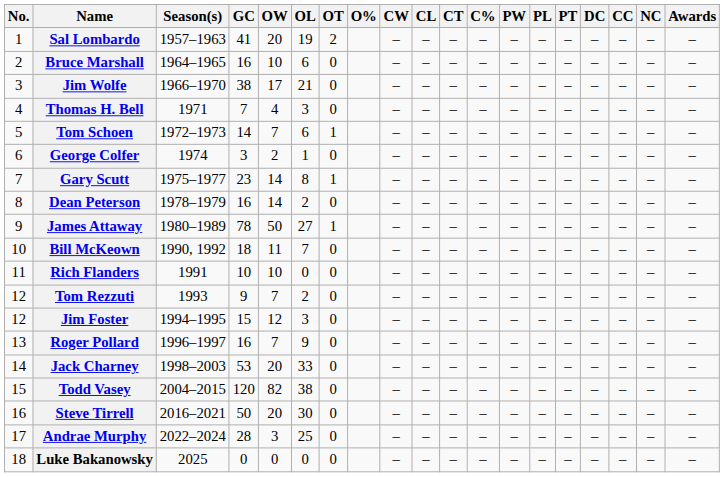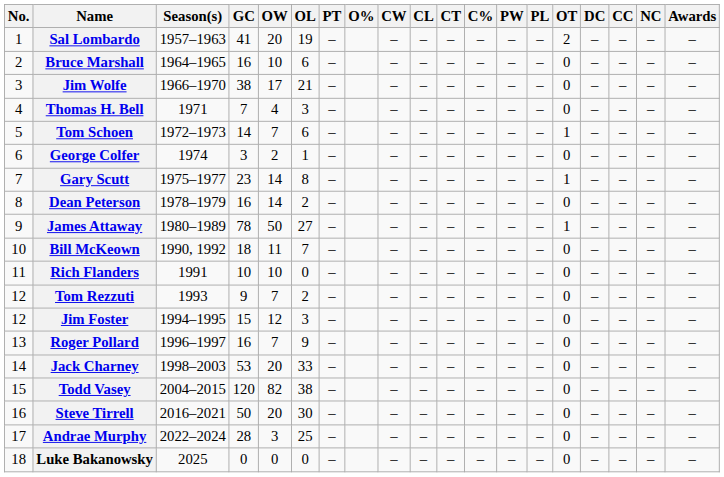columns swapped: (333, 16) <-> (568, 16)
